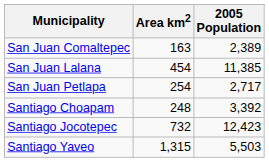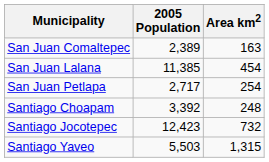columns swapped: (163, 21) <-> (229, 21)
